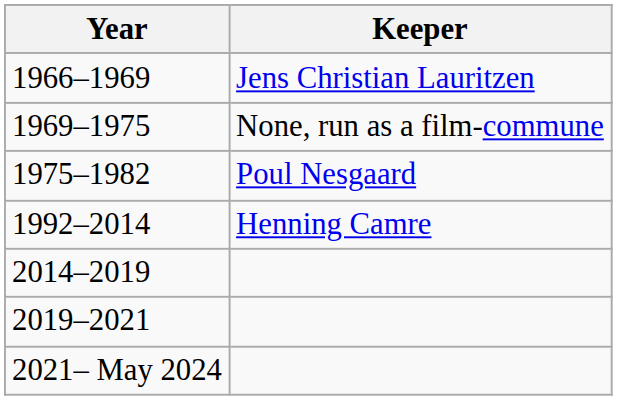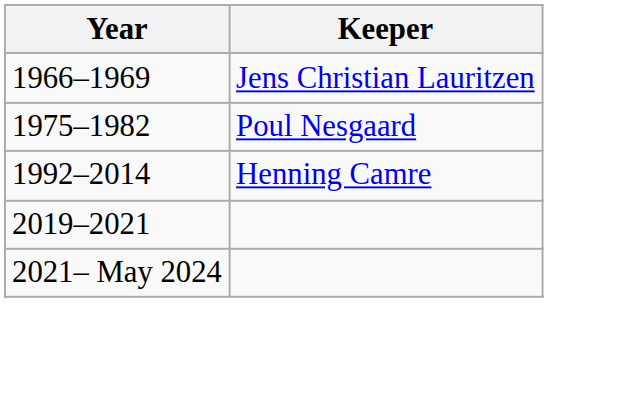- row: (81, 126)
- row: (81, 272)
